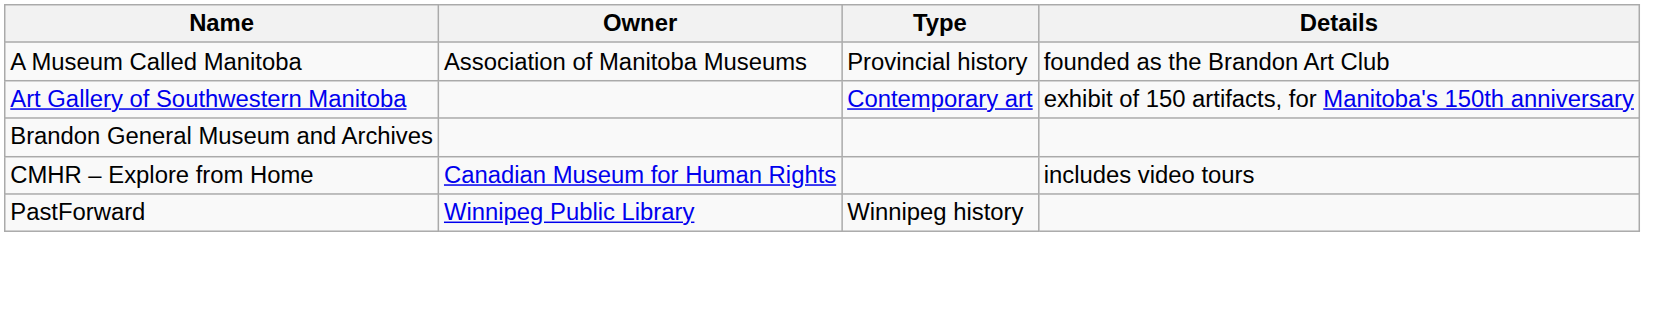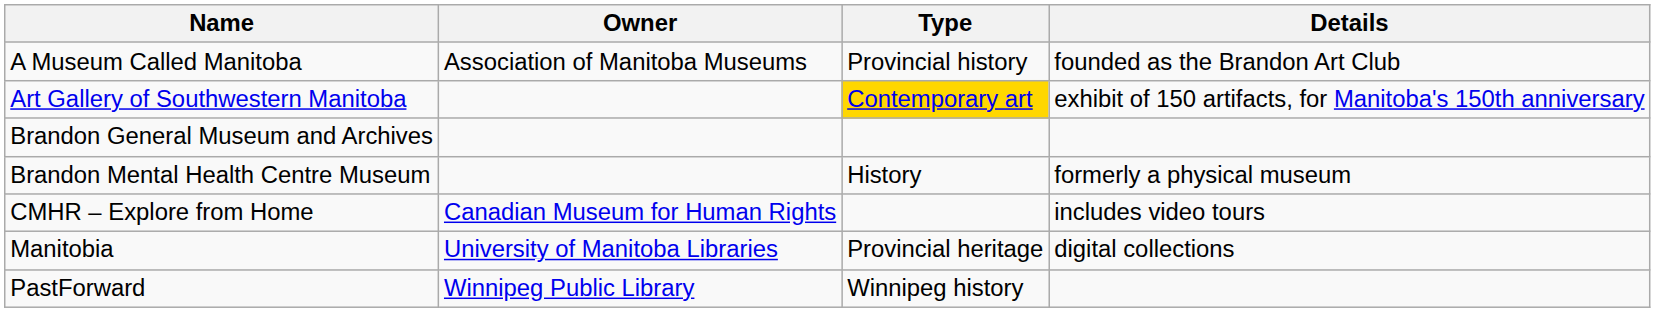(940, 99) no background -> (940, 99) gold background
+ row: (220, 174)
+ row: (62, 250)
